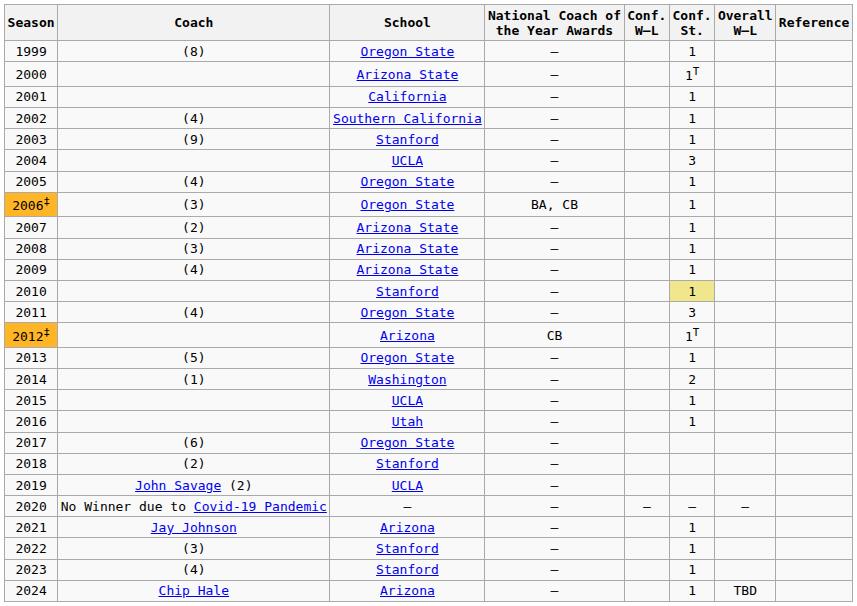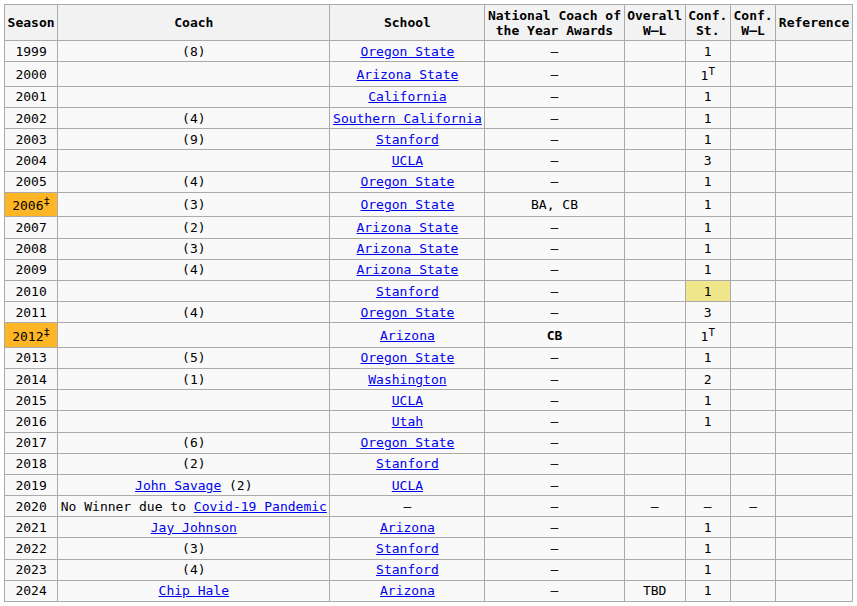columns swapped: (647, 23) <-> (745, 23)
(554, 335) normal -> (554, 335) bold
